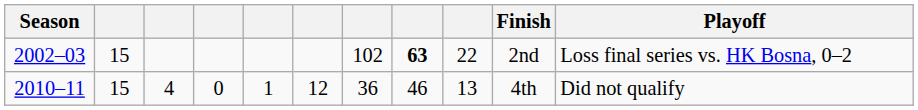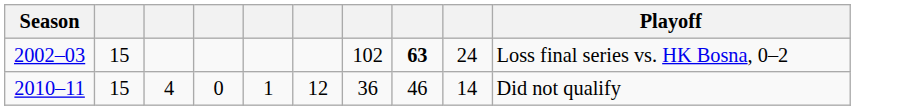- column: (524, 21)
(467, 55) 22 -> (467, 55) 24
(467, 88) 13 -> (467, 88) 14
